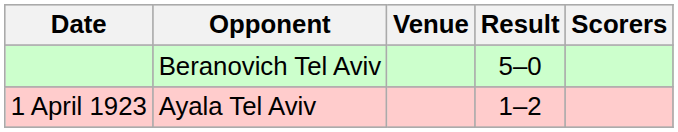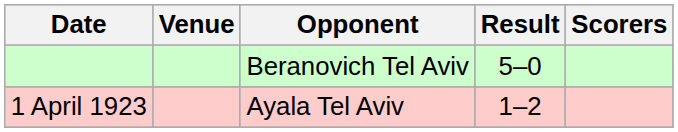columns swapped: (270, 24) <-> (431, 24)
